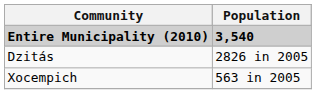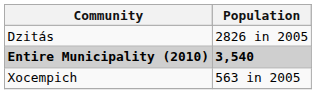rows swapped: (108, 36) <-> (31, 57)
